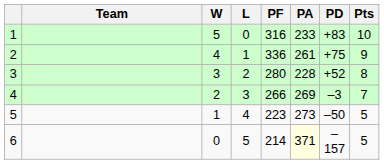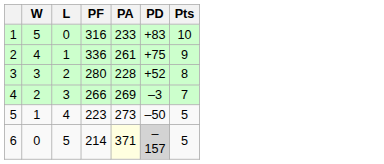- column: (112, 14)
(335, 141) no background -> (155, 141) lightgrey background
